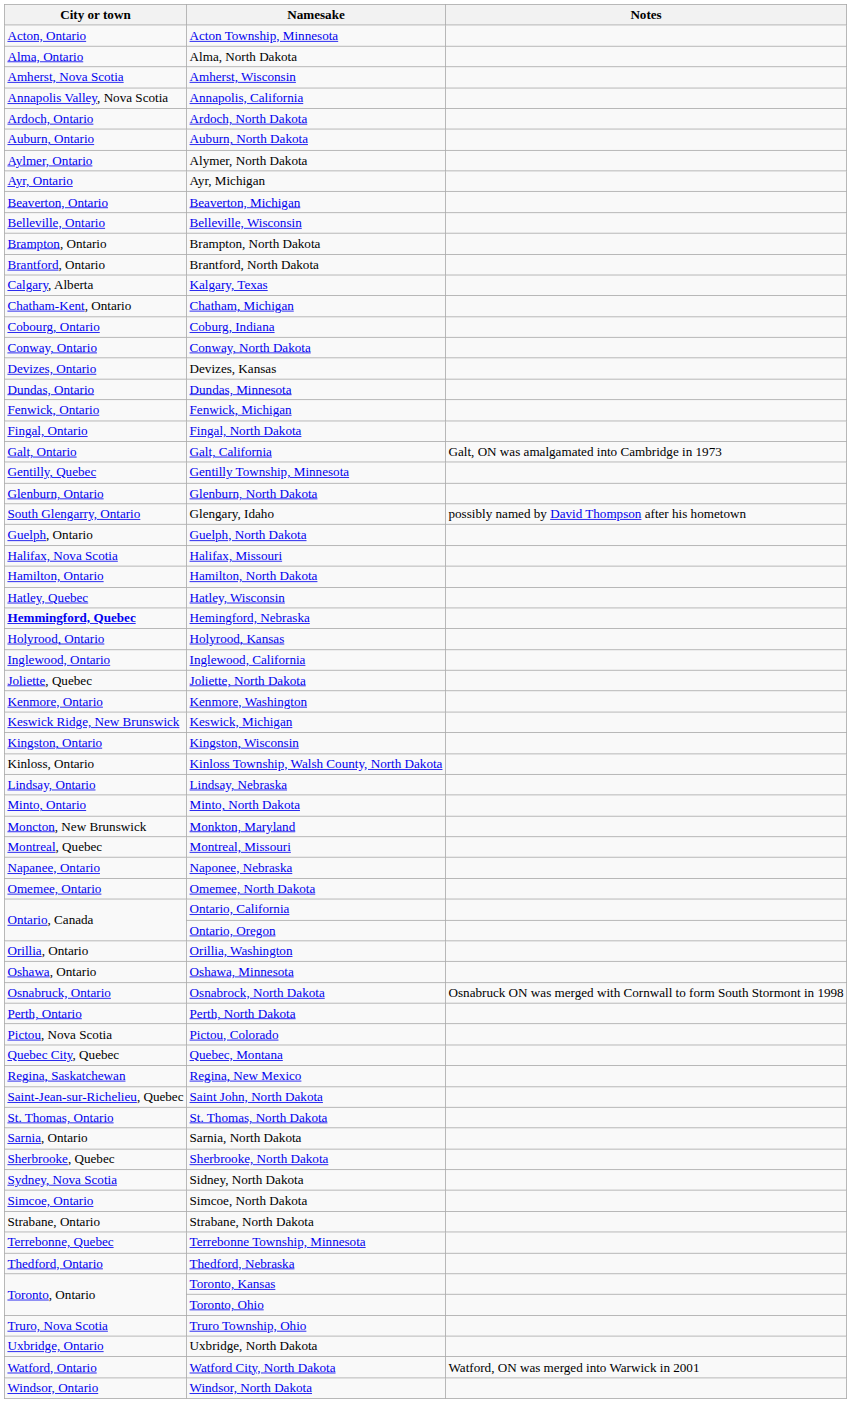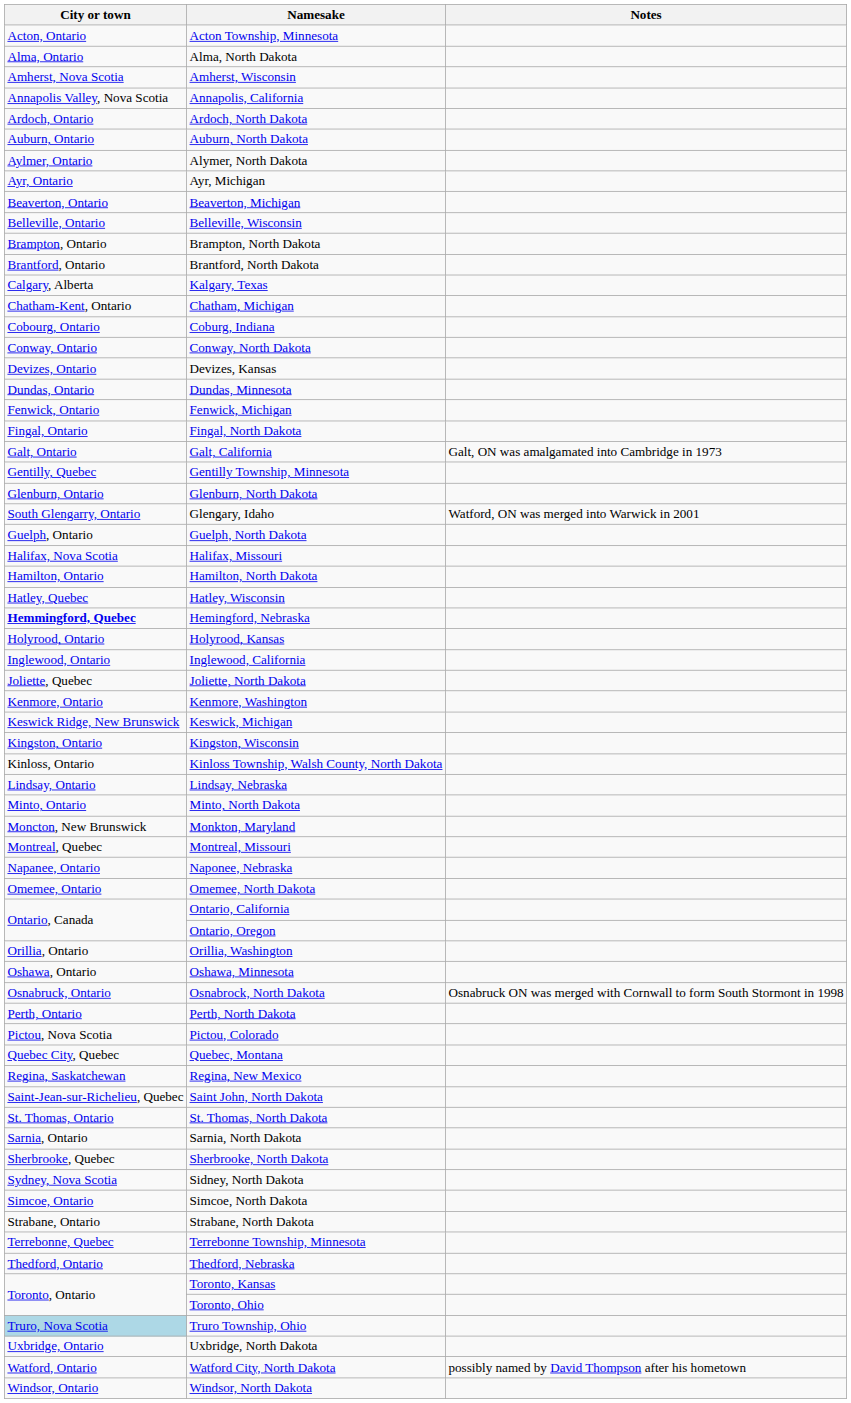(597, 514) possibly named by David Thompson after his hometown -> (574, 514) Watford, ON was merged into Warwick in 2001
(58, 1325) no background -> (58, 1325) lightblue background
(574, 1367) Watford, ON was merged into Warwick in 2001 -> (597, 1367) possibly named by David Thompson after his hometown
